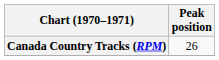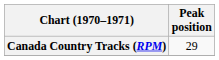(192, 45) 26 -> (192, 45) 29
